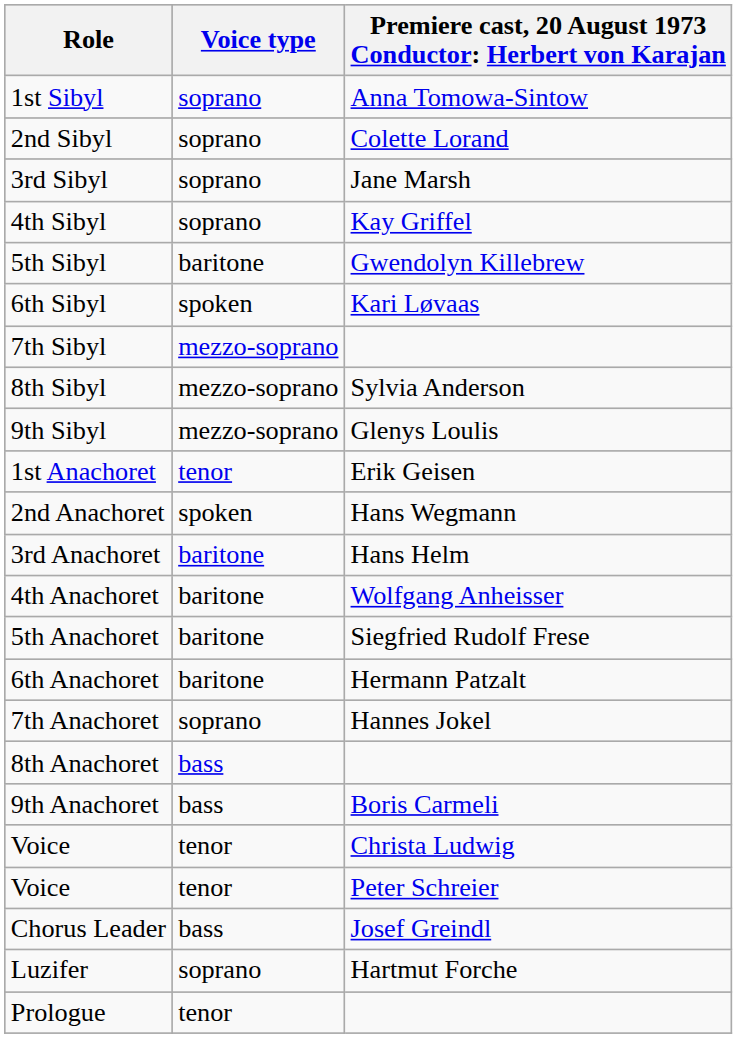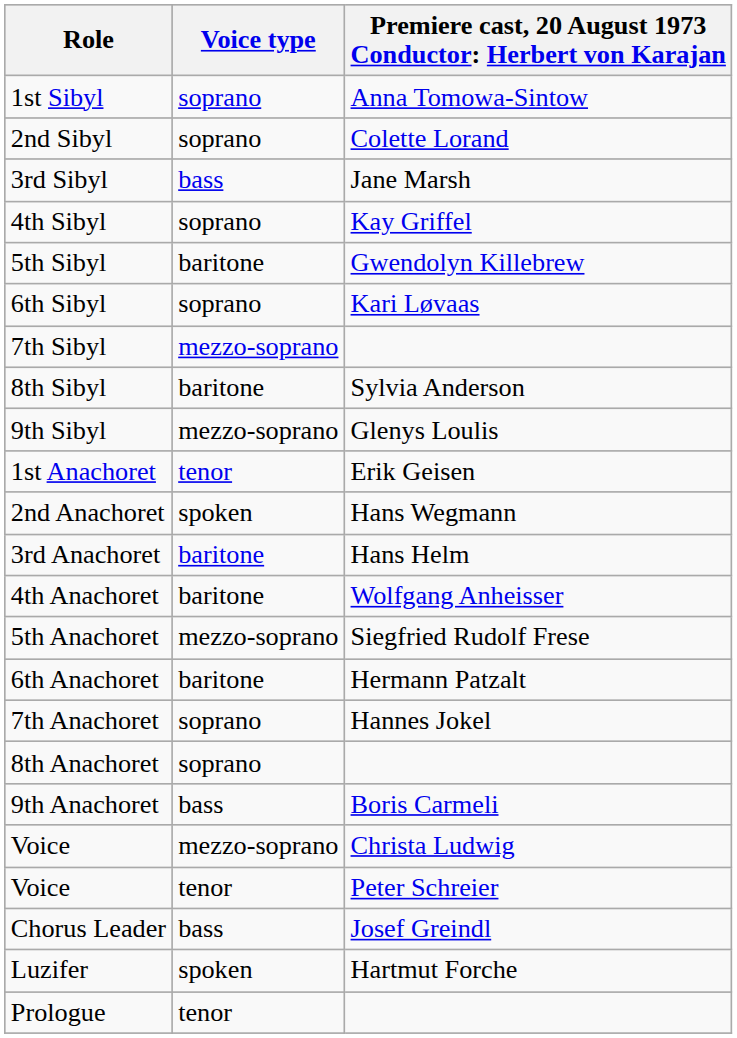(220, 179) soprano -> (201, 179) bass
(215, 304) spoken -> (220, 304) soprano
(258, 387) mezzo-soprano -> (221, 387) baritone
(221, 637) baritone -> (258, 637) mezzo-soprano
(201, 762) bass -> (220, 762) soprano
(205, 845) tenor -> (258, 845) mezzo-soprano
(220, 970) soprano -> (215, 970) spoken
